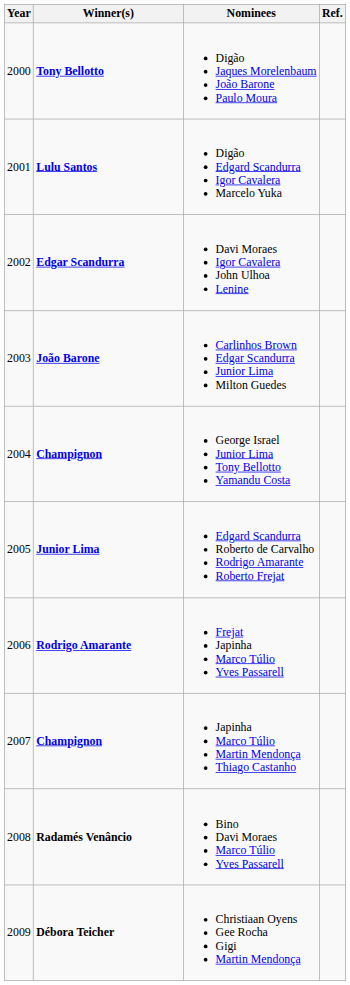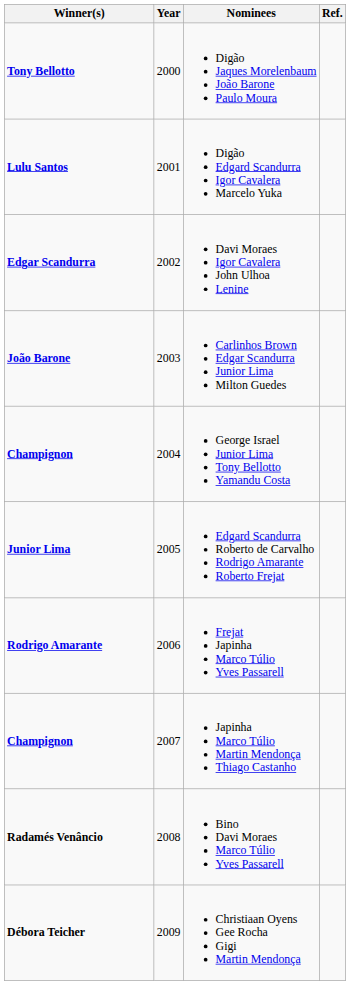columns swapped: (19, 13) <-> (108, 13)
